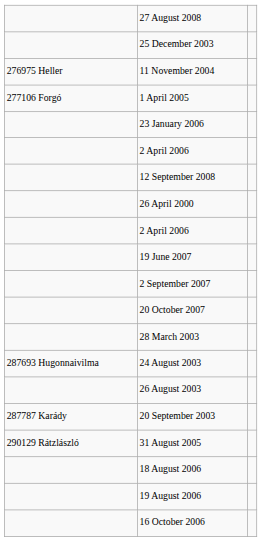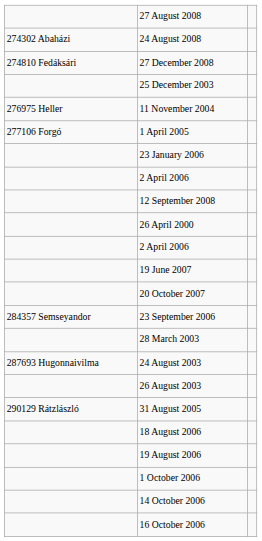+ row: (38, 39)
+ row: (41, 62)
- row: (71, 284)
+ row: (49, 317)
- row: (37, 416)
+ row: (71, 479)
+ row: (71, 502)
